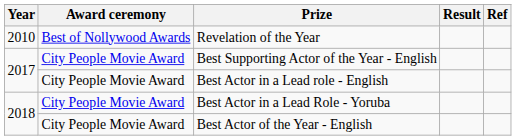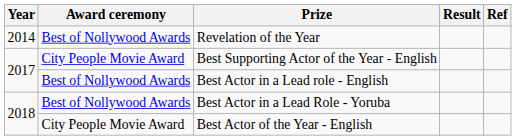(21, 37) 2010 -> (21, 37) 2014
(113, 80) City People Movie Award -> (116, 80) Best of Nollywood Awards
(113, 102) City People Movie Award -> (116, 102) Best of Nollywood Awards
